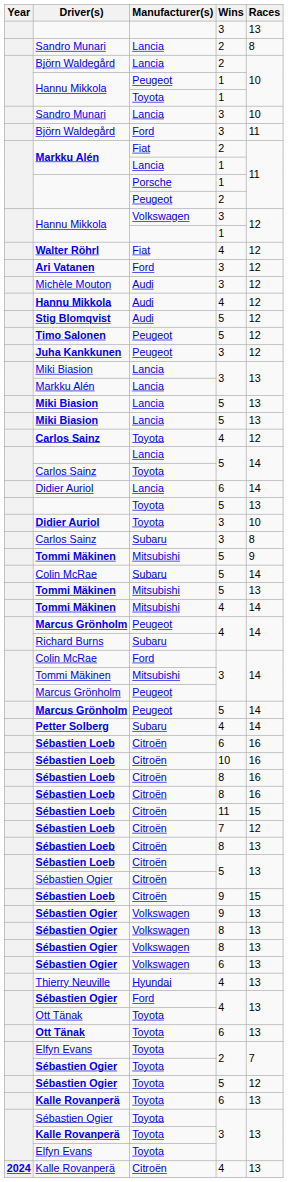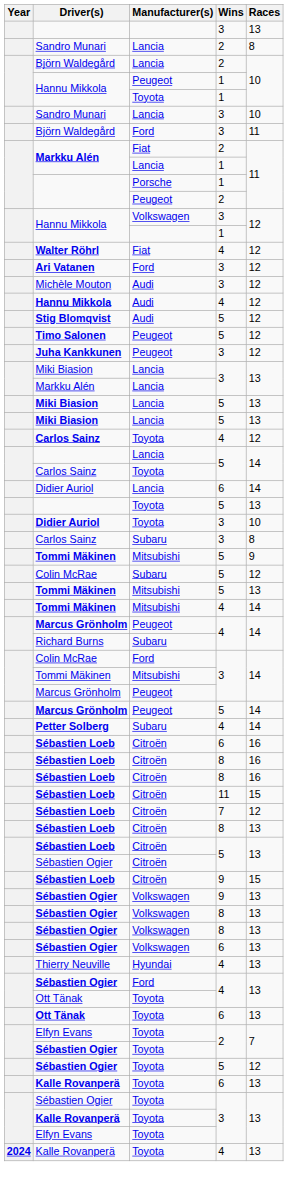(255, 574) 14 -> (255, 574) 12
- row: (75, 761)
(150, 1169) Citroën -> (148, 1152) Toyota
